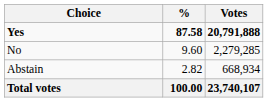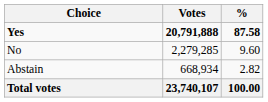columns swapped: (234, 13) <-> (184, 13)
